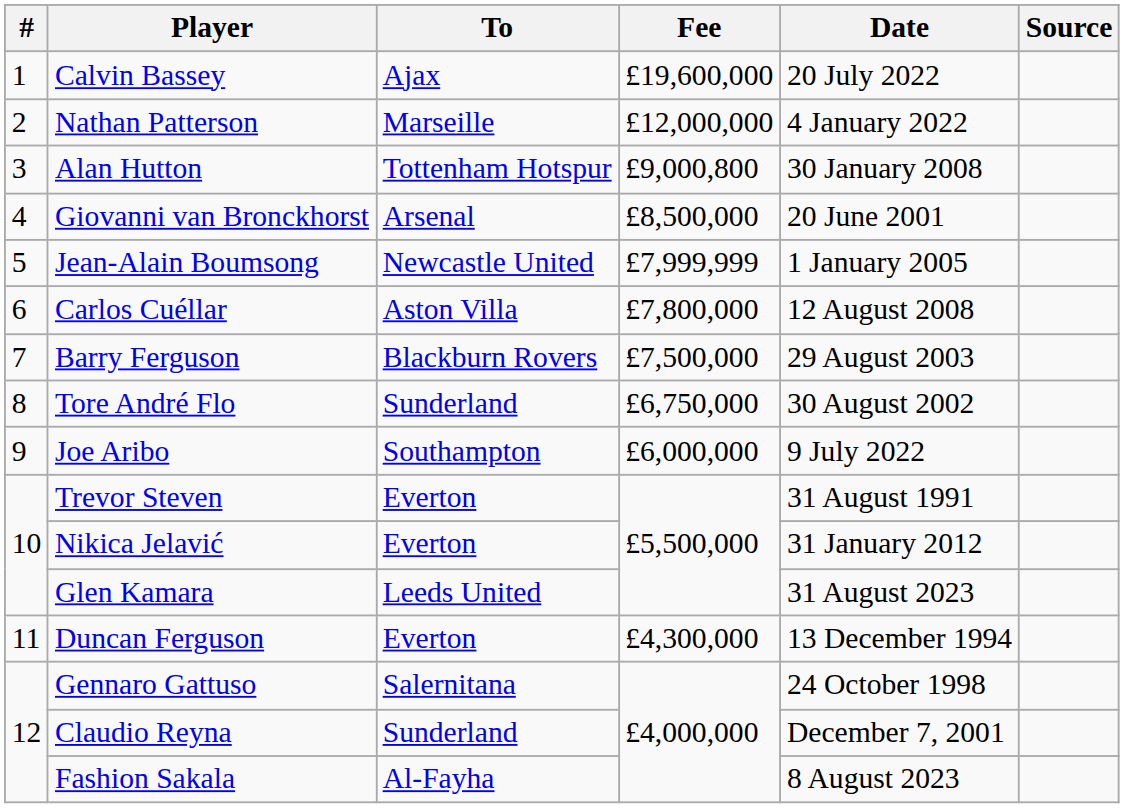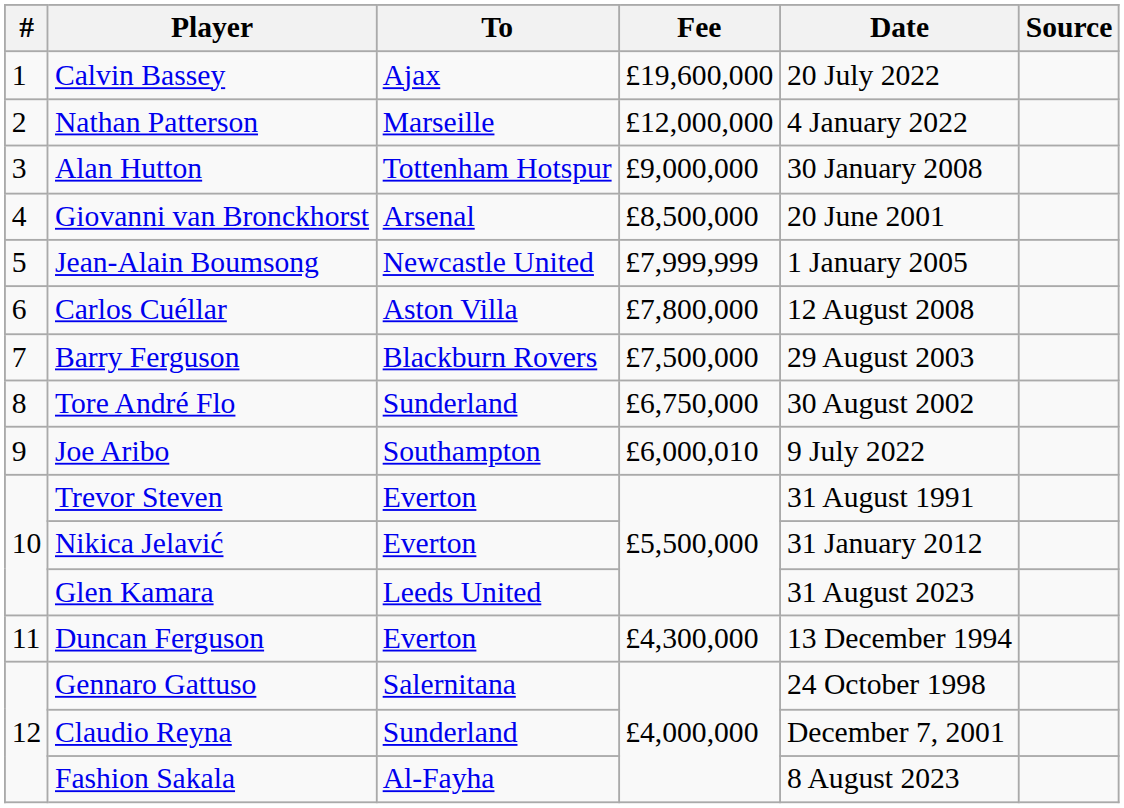(692, 168) £9,000,800 -> (692, 168) £9,000,000
(692, 450) £6,000,000 -> (692, 450) £6,000,010
